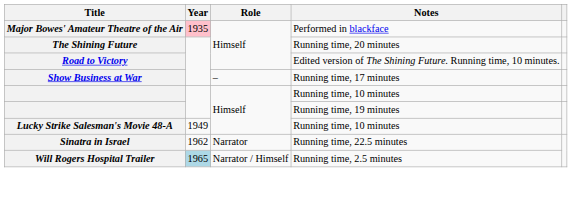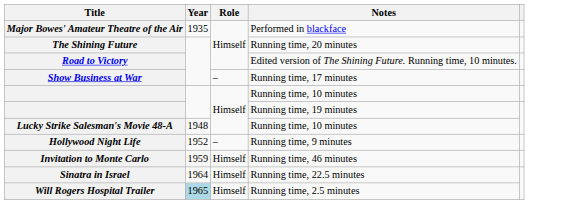(198, 28) pink background -> (198, 28) no background
(198, 126) 1949 -> (198, 126) 1948
+ row: (95, 142)
+ row: (95, 158)
(198, 142) 1962 -> (198, 175) 1964
(230, 142) Narrator -> (229, 175) Himself
(251, 158) Narrator / Himself -> (229, 191) Himself
